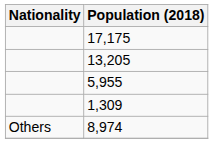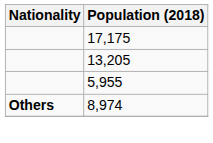- row: (105, 105)
(30, 127) normal -> (31, 105) bold
